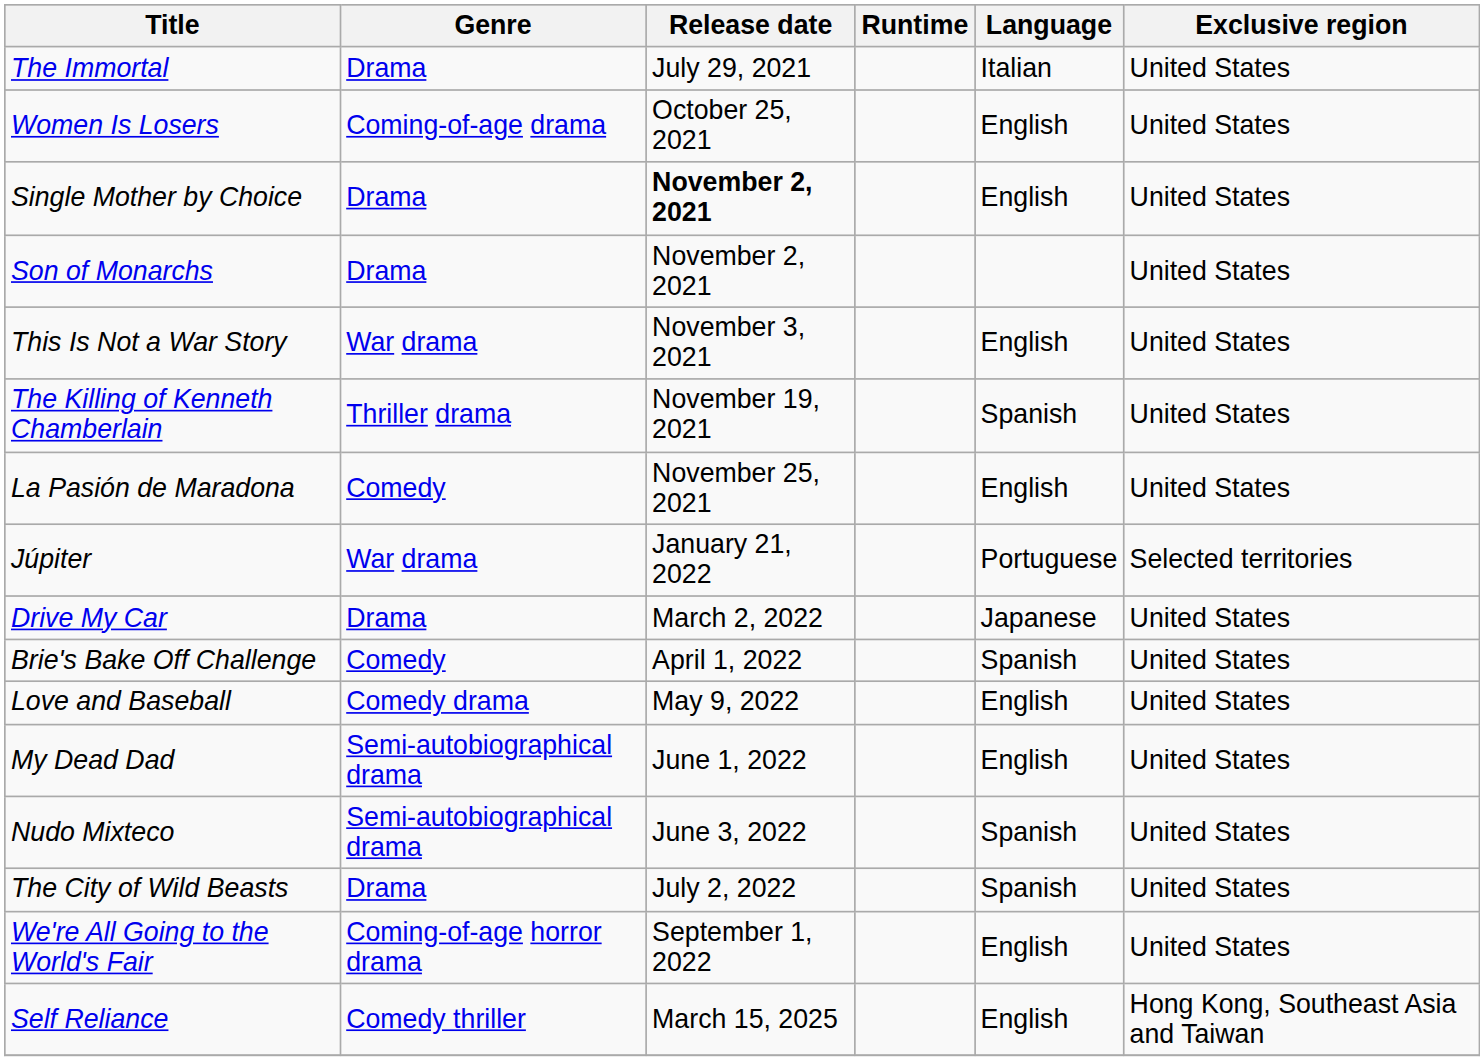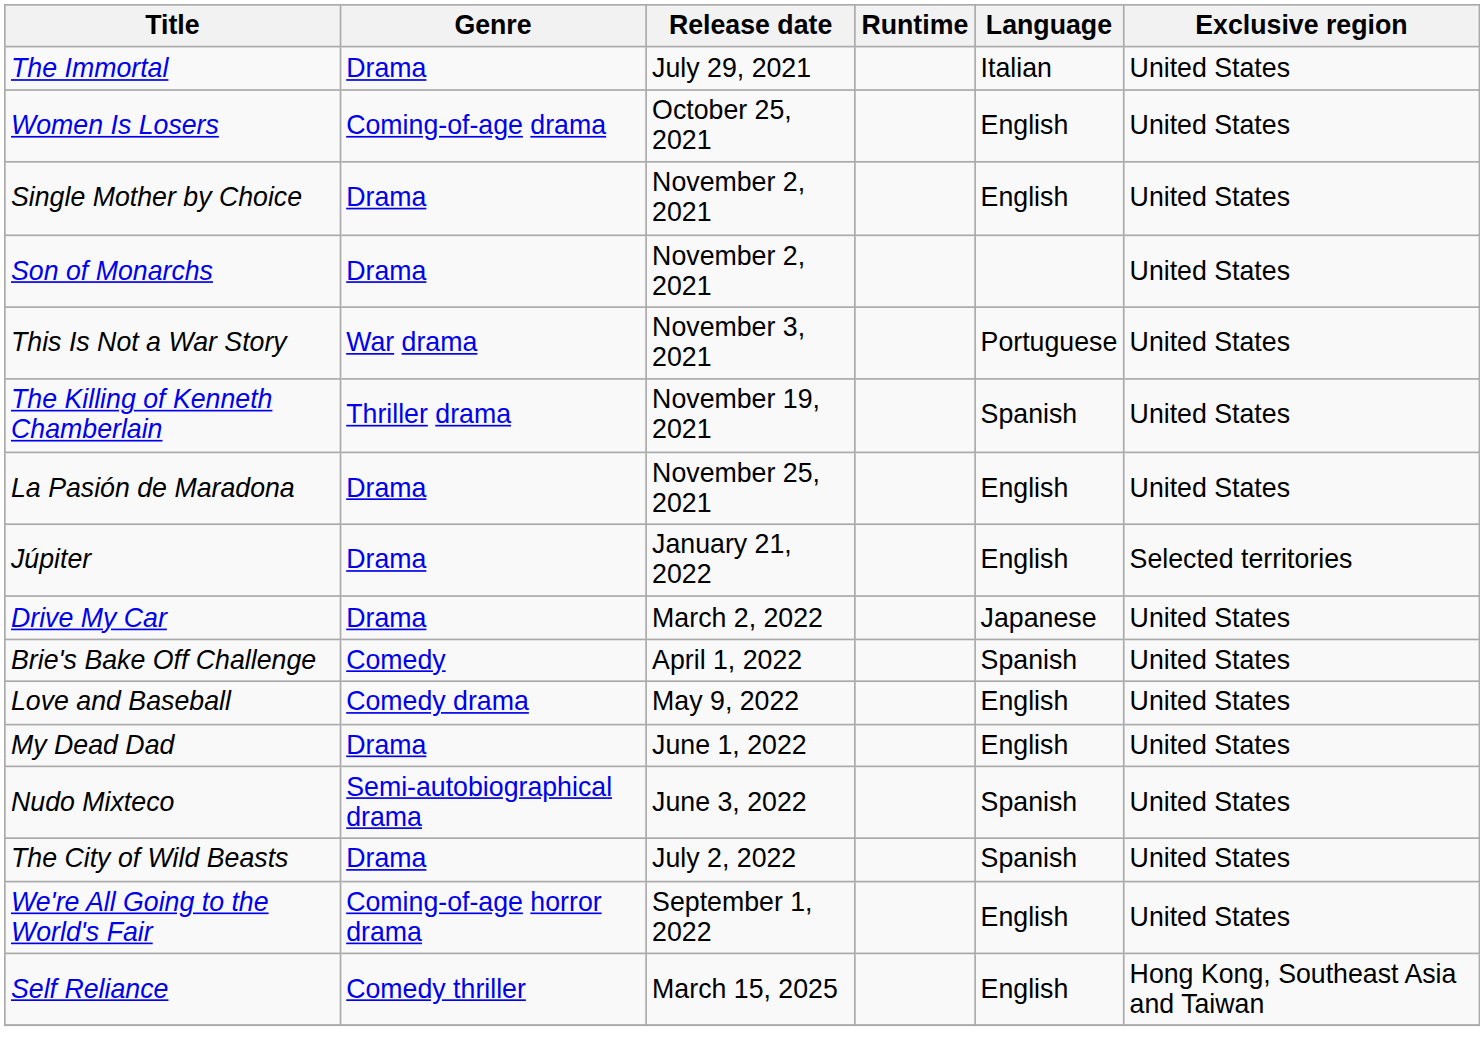(732, 197) bold -> (729, 197) normal
(1024, 342) English -> (1049, 342) Portuguese
(396, 487) Comedy -> (386, 487) Drama
(412, 560) War drama -> (386, 560) Drama
(1049, 560) Portuguese -> (1024, 560) English
(479, 759) Semi-autobiographical drama -> (386, 744) Drama
